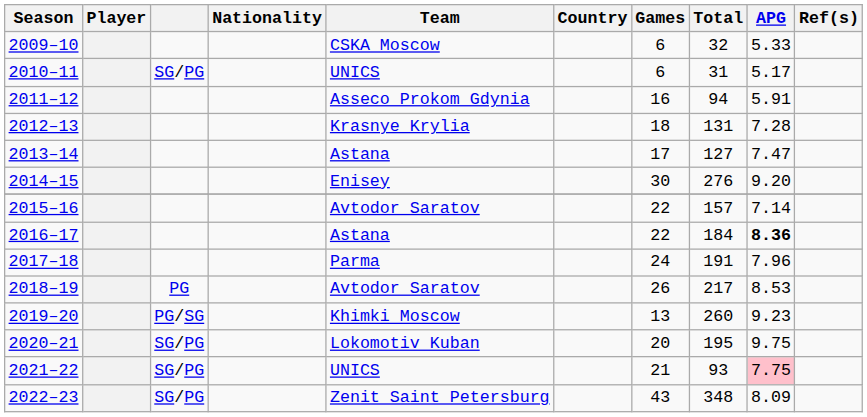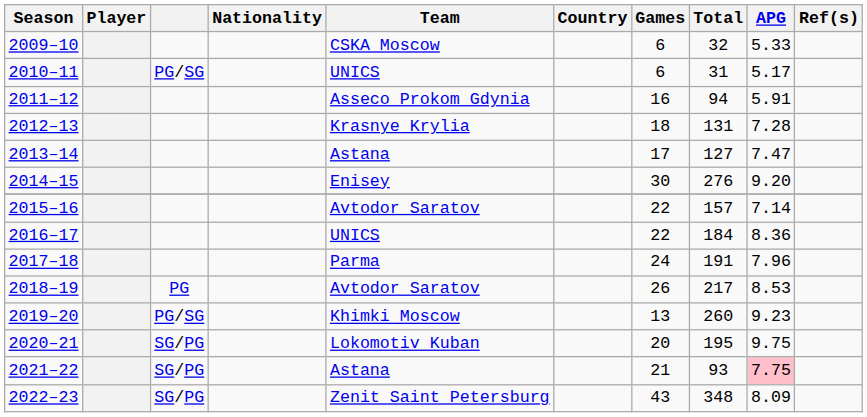(179, 72) SG/PG -> (179, 72) PG/SG
(360, 235) Astana -> (355, 235) UNICS
(771, 235) bold -> (771, 235) normal
(355, 371) UNICS -> (360, 371) Astana
